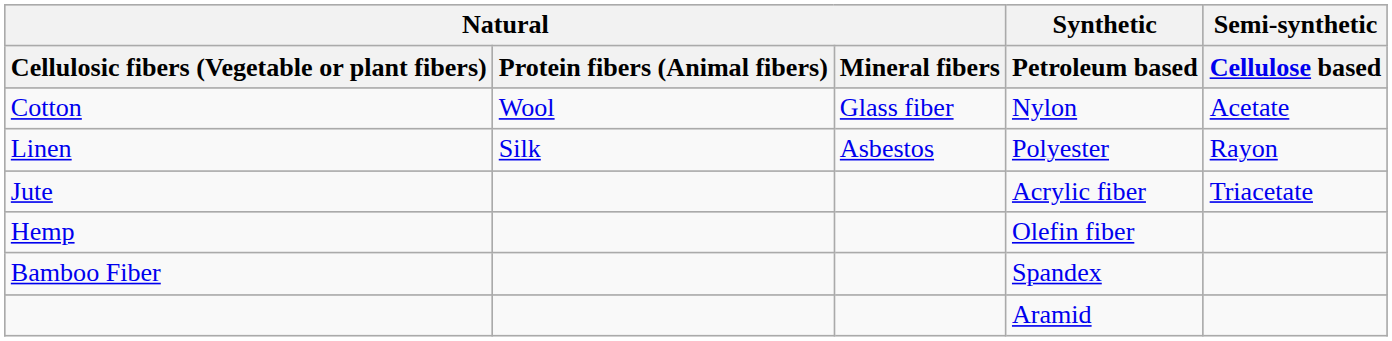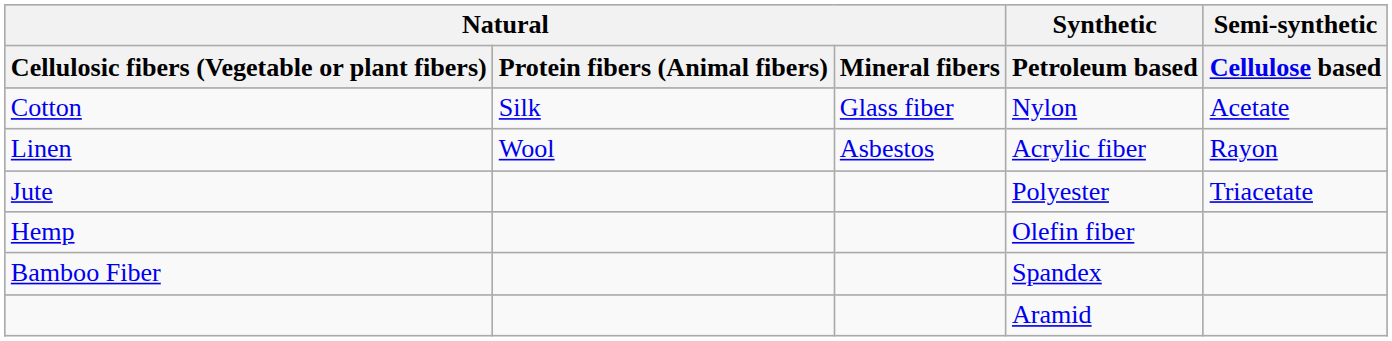(527, 107) Wool -> (520, 107) Silk
(520, 149) Silk -> (527, 149) Wool
(1060, 149) Polyester -> (1079, 149) Acrylic fiber
(1079, 190) Acrylic fiber -> (1060, 190) Polyester
